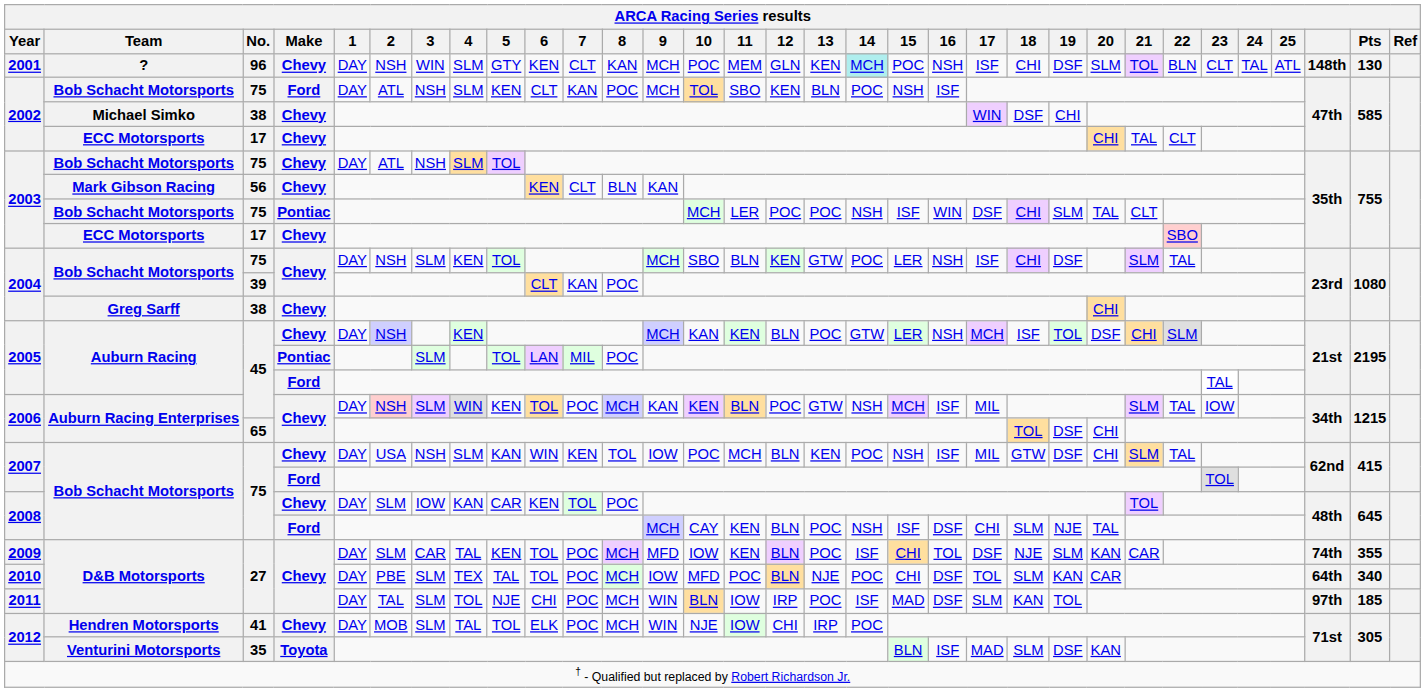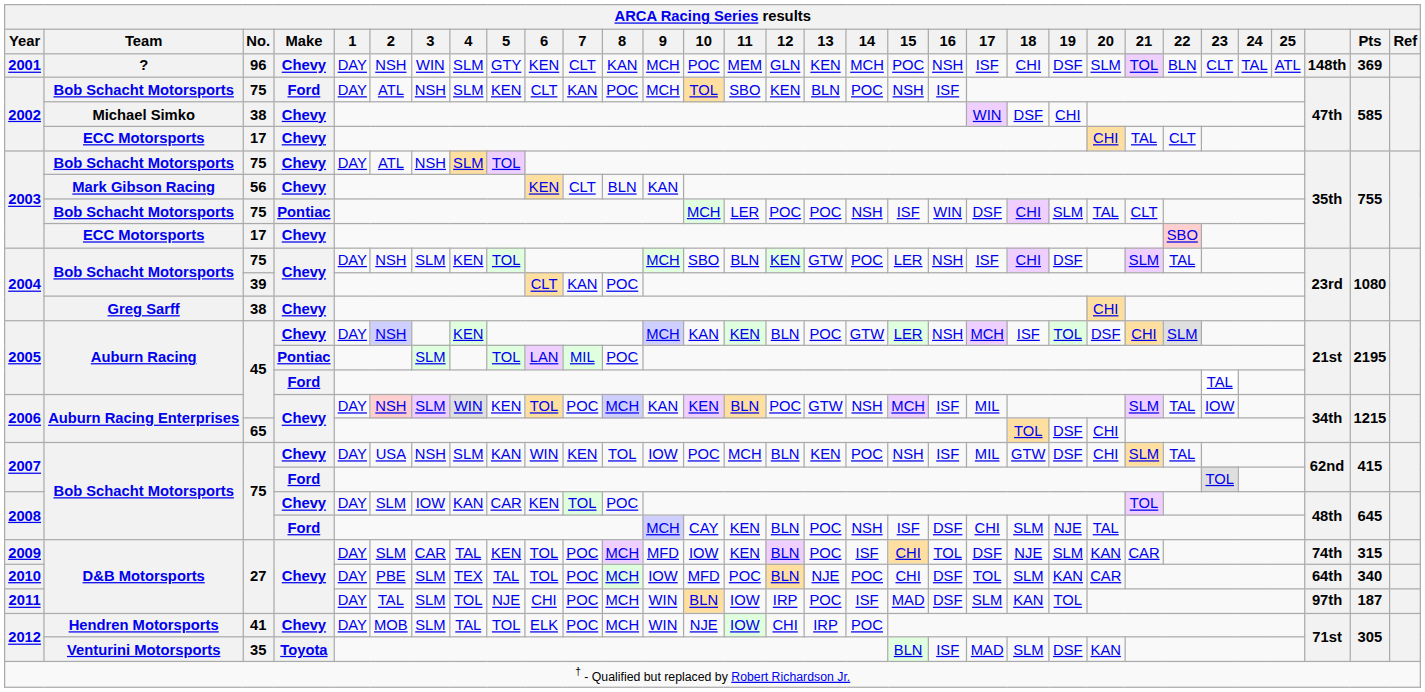(867, 65) paleturquoise background -> (867, 65) no background
(1370, 65) 130 -> (1370, 65) 369
(1370, 552) 355 -> (1370, 552) 315
(1370, 601) 185 -> (1370, 601) 187
